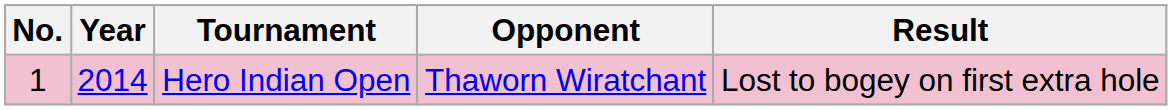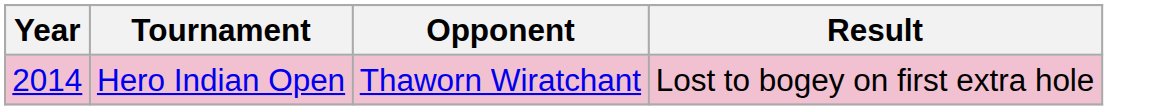- column: (38, 30)
